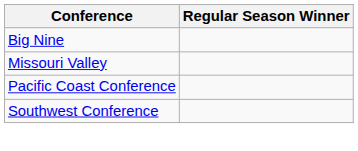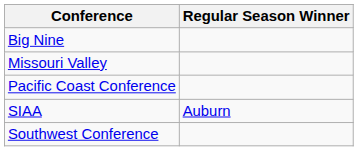+ row: (25, 110)
